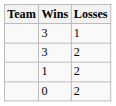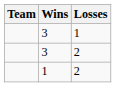- row: (44, 91)
